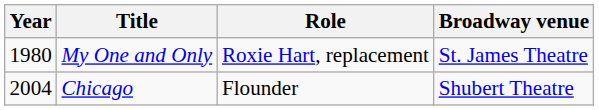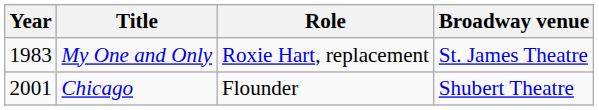(31, 54) 1980 -> (31, 54) 1983
(31, 88) 2004 -> (31, 88) 2001
